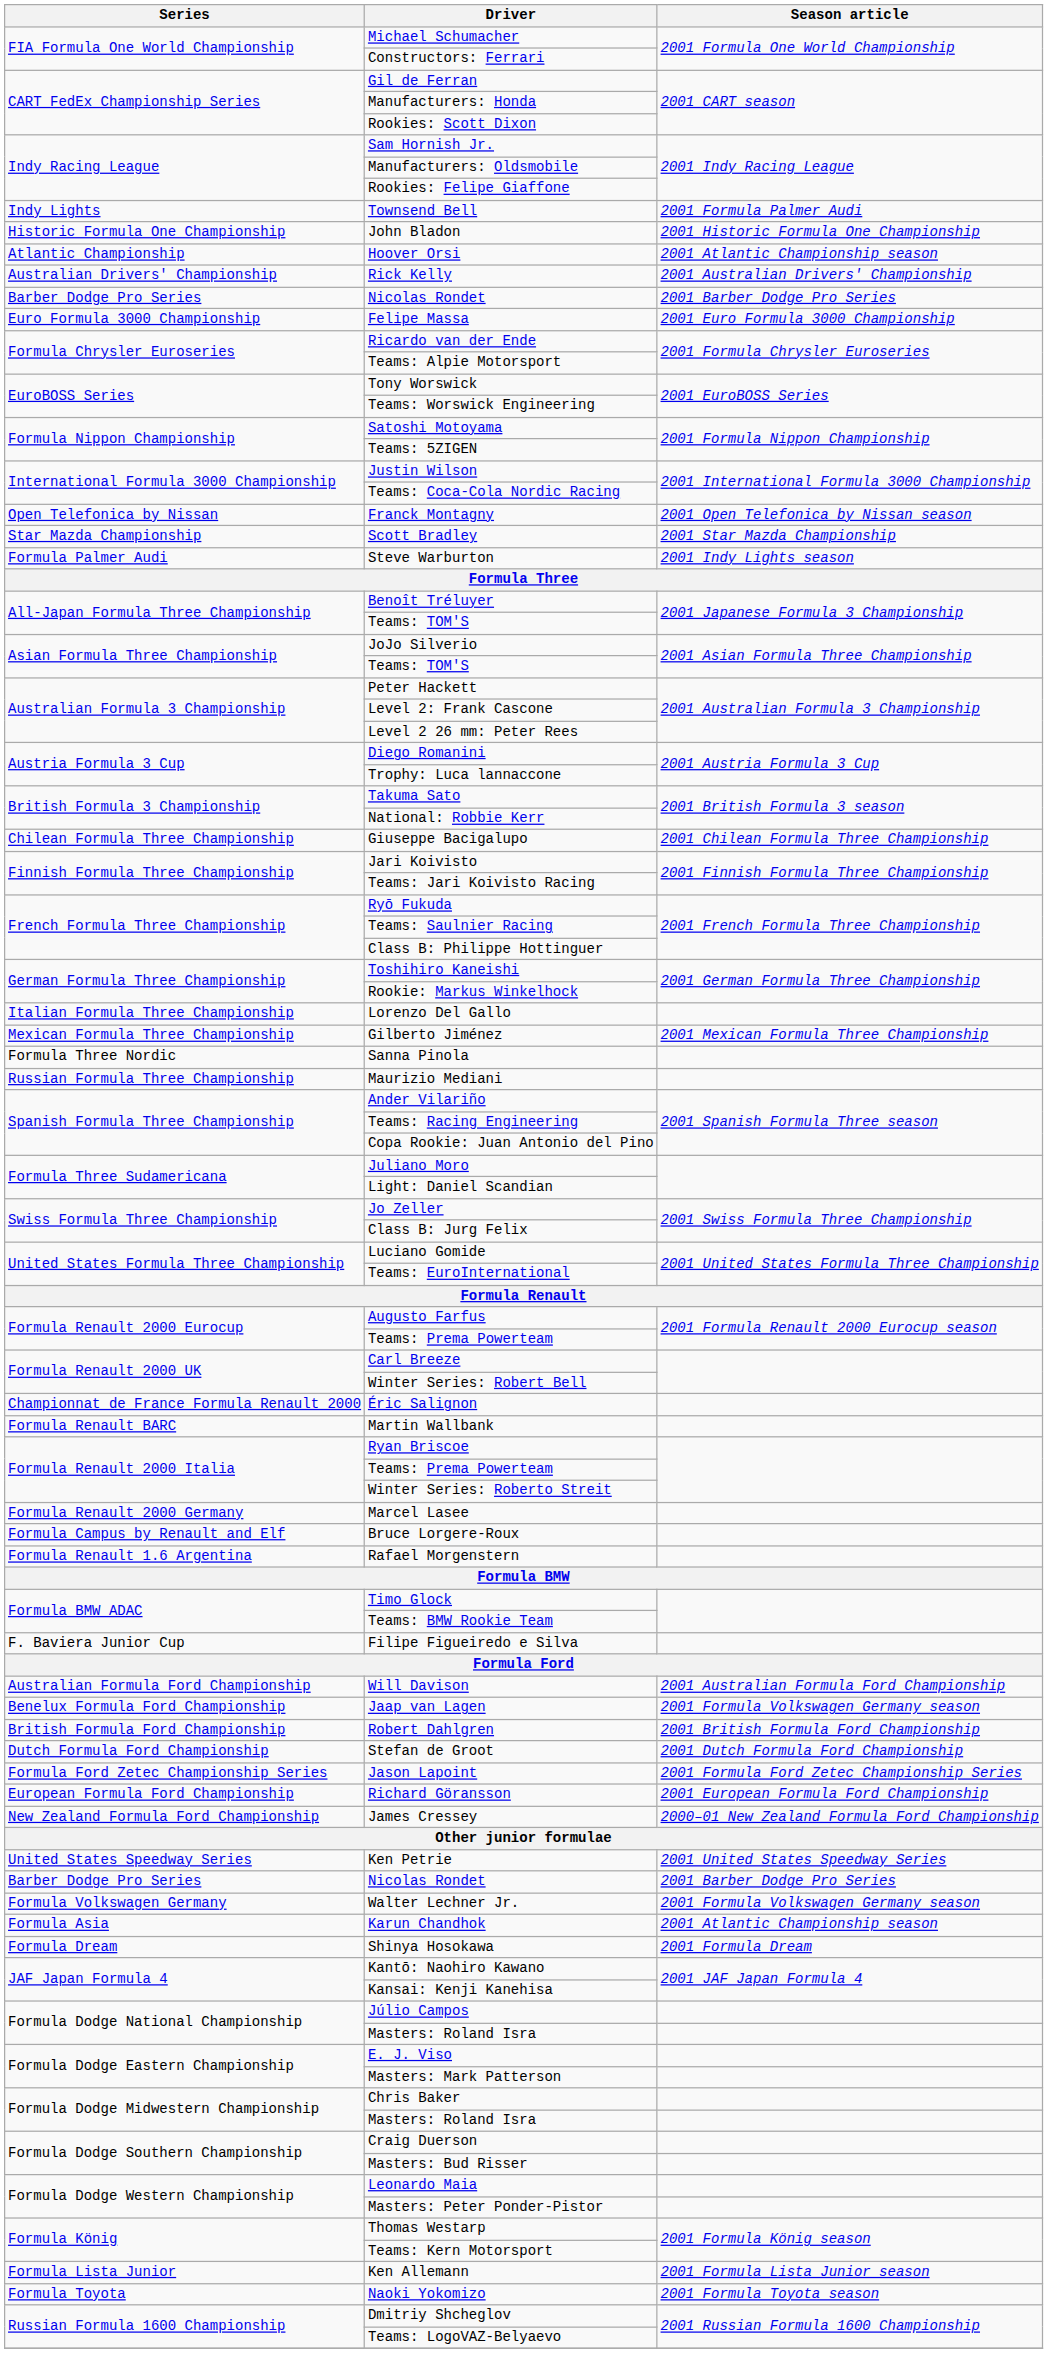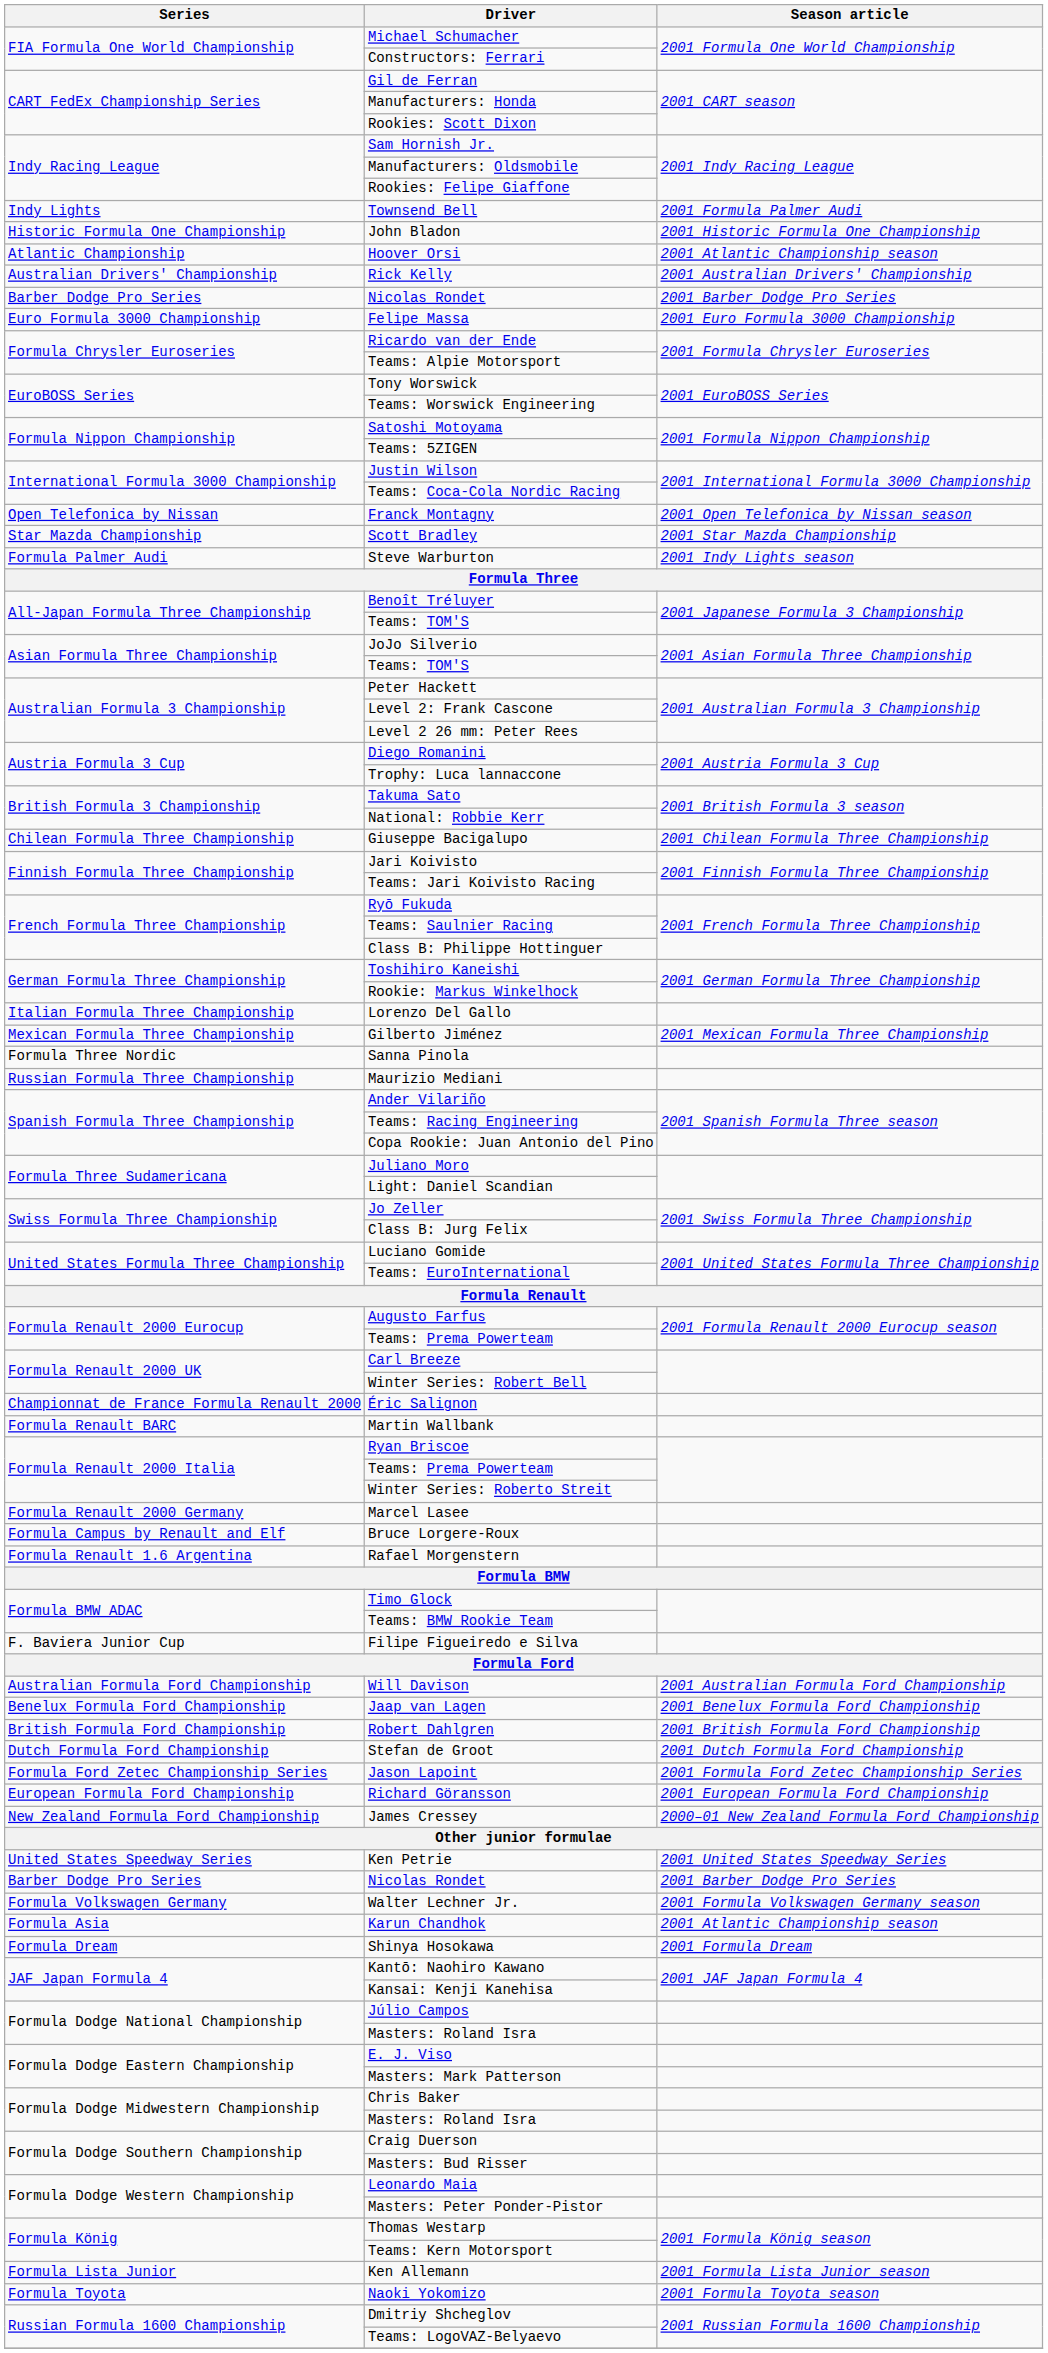(820, 1708) 2001 Formula Volkswagen Germany season -> (820, 1708) 2001 Benelux Formula Ford Championship
